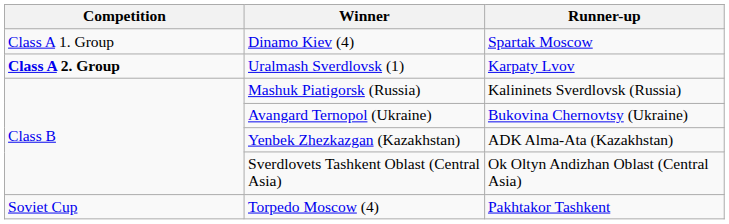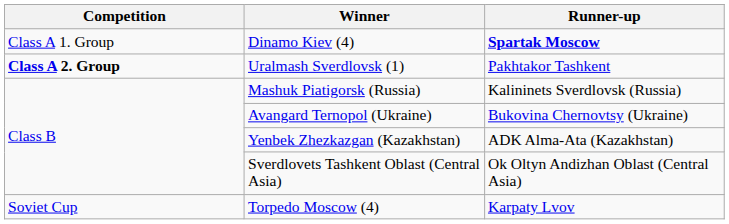(540, 41) normal -> (544, 41) bold
(531, 66) Karpaty Lvov -> (549, 66) Pakhtakor Tashkent
(549, 206) Pakhtakor Tashkent -> (531, 206) Karpaty Lvov
